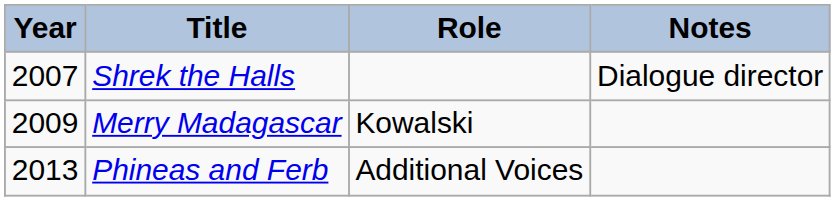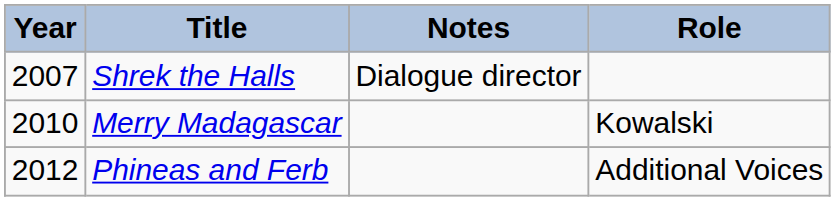columns swapped: (469, 28) <-> (710, 28)
(45, 123) 2009 -> (45, 123) 2010
(45, 170) 2013 -> (45, 170) 2012
